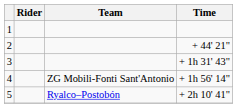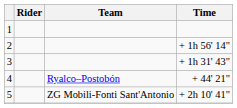(211, 45) + 44' 21" -> (204, 45) + 1h 56' 14"
(111, 78) ZG Mobili-Fonti Sant'Antonio -> (83, 78) Ryalco–Postobón
(204, 78) + 1h 56' 14" -> (211, 78) + 44' 21"
(83, 95) Ryalco–Postobón -> (111, 95) ZG Mobili-Fonti Sant'Antonio
